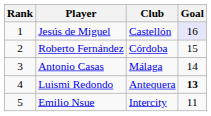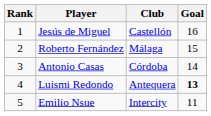(192, 31) lavender background -> (192, 31) no background
(148, 48) Córdoba -> (146, 48) Málaga
(146, 66) Málaga -> (148, 66) Córdoba
